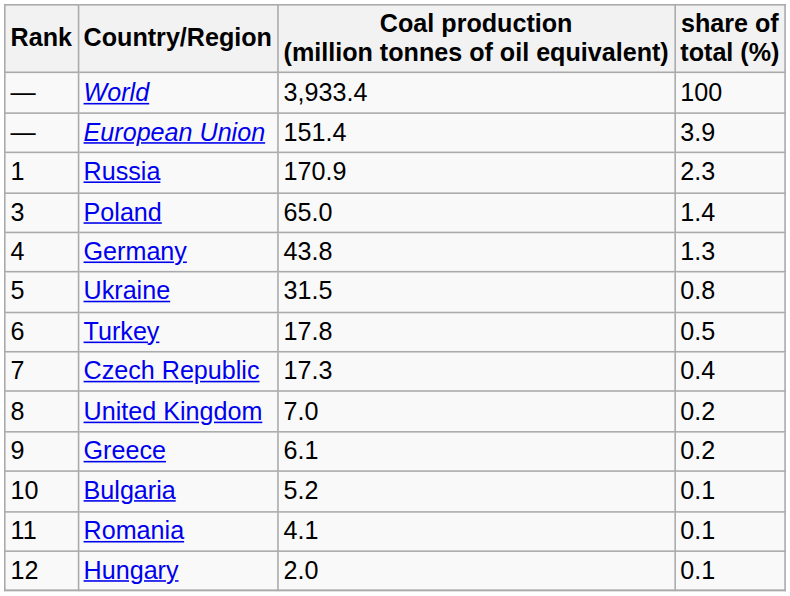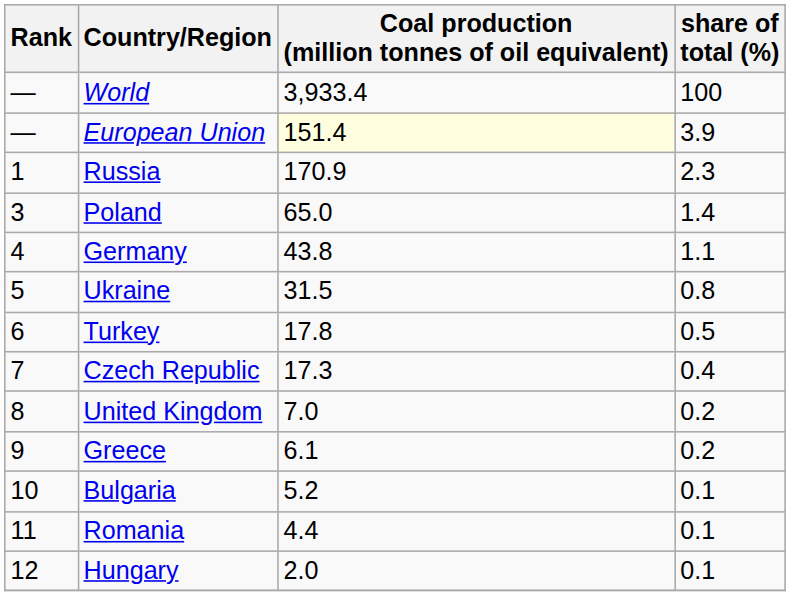(315, 132) no background -> (315, 132) lightyellow background
(698, 251) 1.3 -> (698, 251) 1.1
(301, 530) 4.1 -> (301, 530) 4.4
